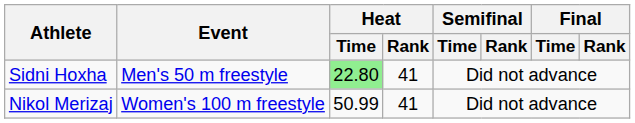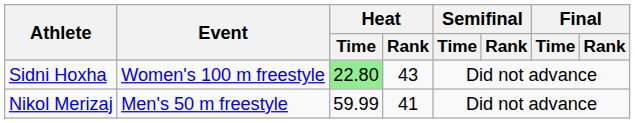(205, 75) Men's 50 m freestyle -> (223, 75) Women's 100 m freestyle
(408, 75) 41 -> (408, 75) 43
(223, 104) Women's 100 m freestyle -> (205, 104) Men's 50 m freestyle
(356, 104) 50.99 -> (356, 104) 59.99
